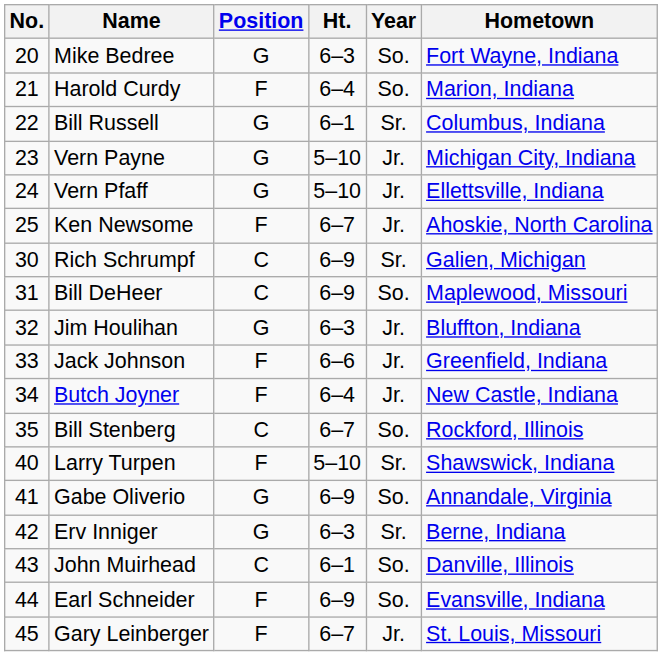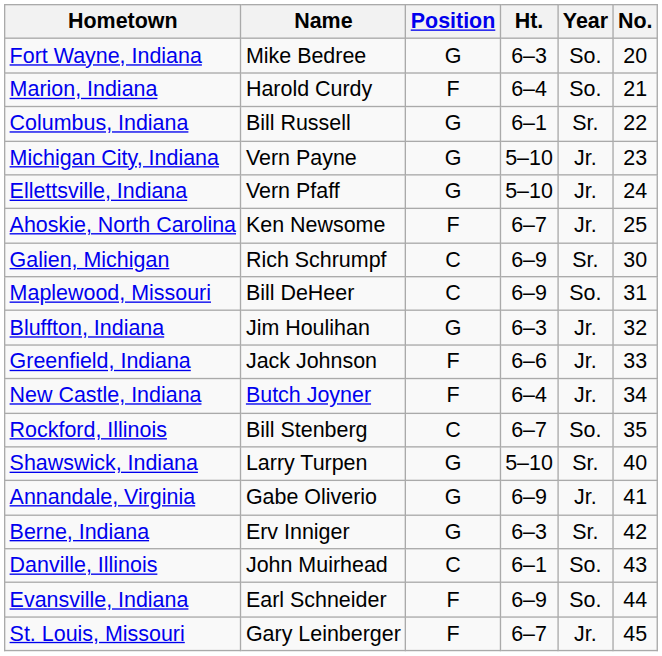columns swapped: (27, 21) <-> (539, 21)
(261, 463) F -> (453, 463) G
(394, 497) So. -> (585, 497) Jr.
